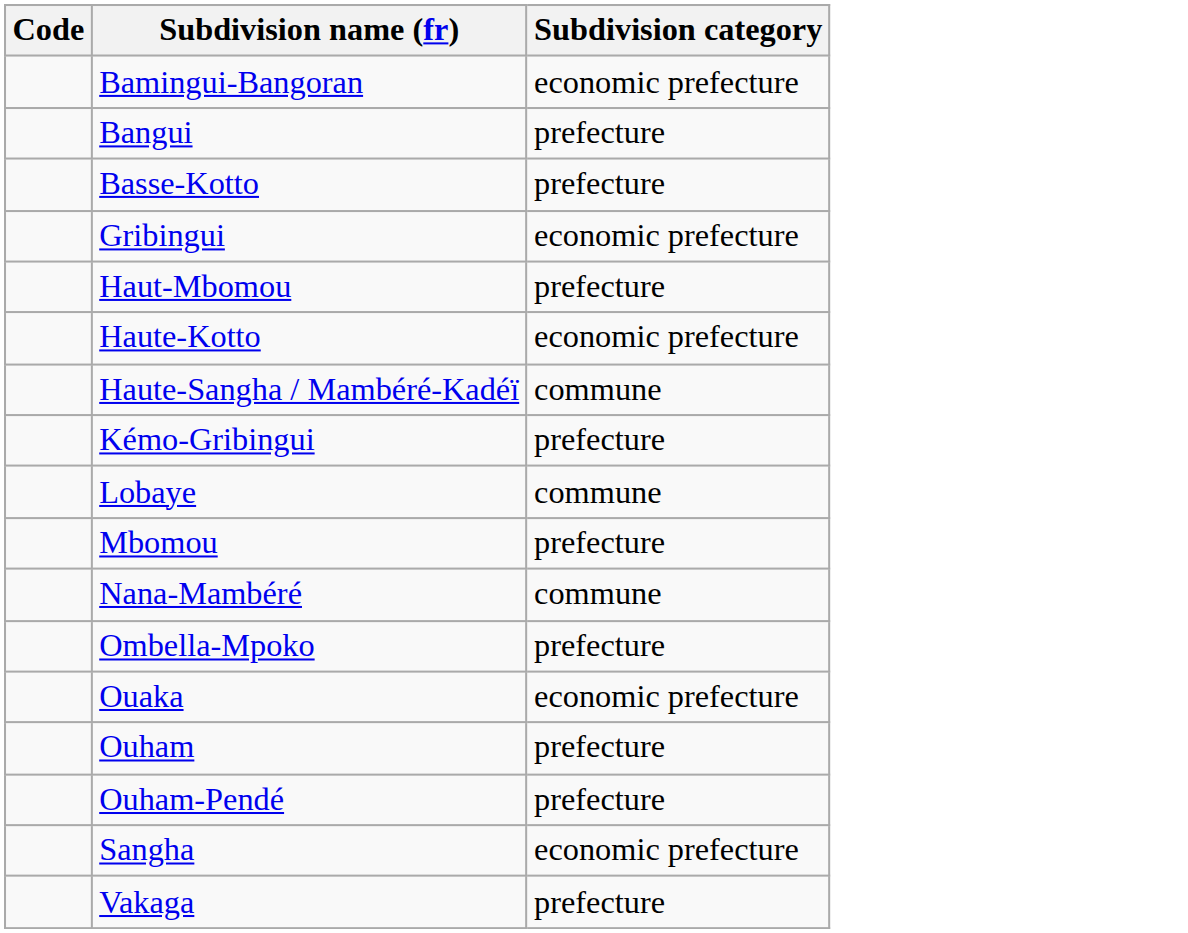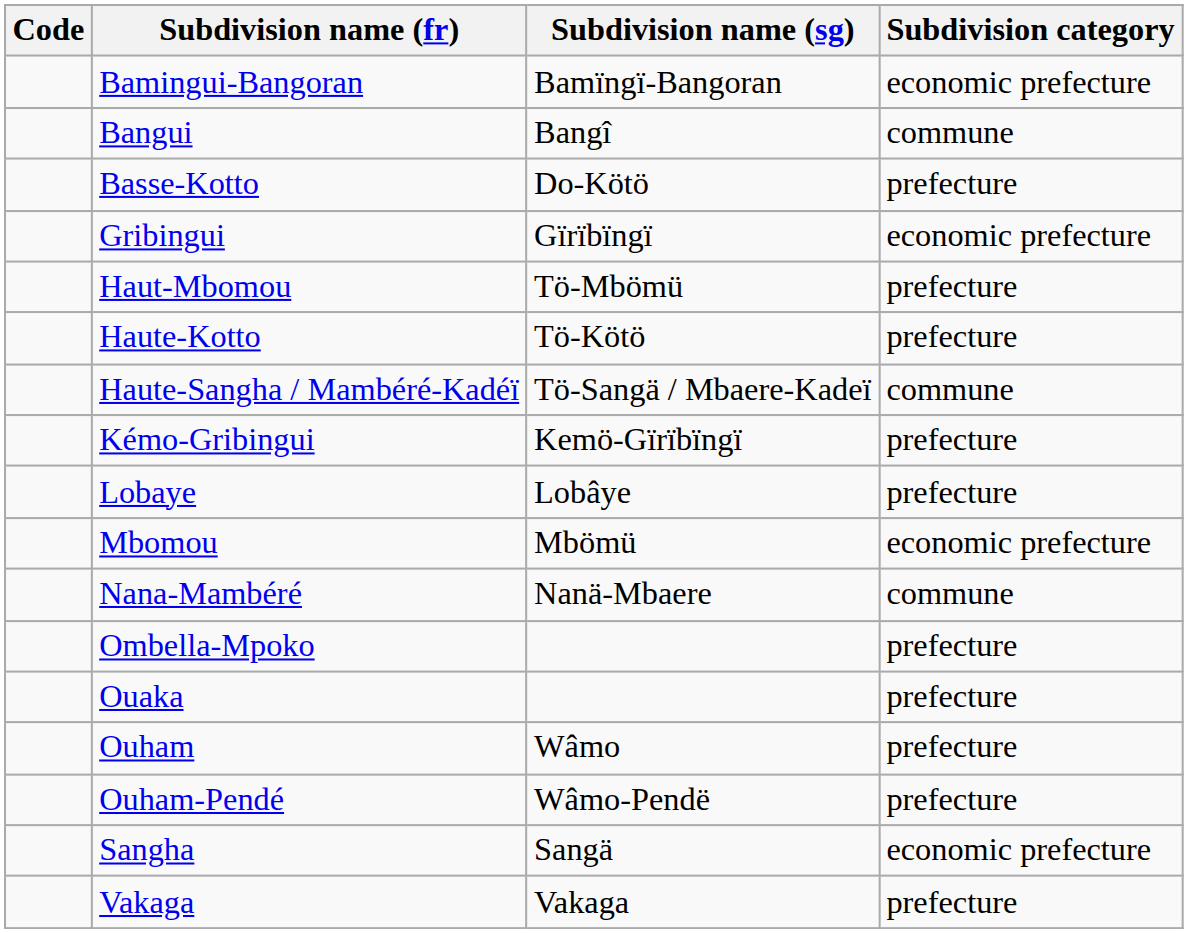+ column: (703, 30)
(600, 132) prefecture -> (950, 132) commune
(666, 337) economic prefecture -> (952, 337) prefecture
(598, 491) commune -> (952, 491) prefecture
(600, 542) prefecture -> (1019, 542) economic prefecture
(666, 696) economic prefecture -> (952, 696) prefecture
